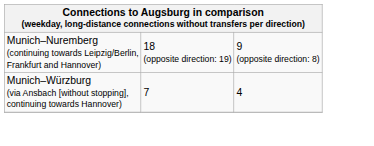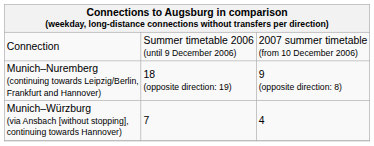+ row: (33, 46)
